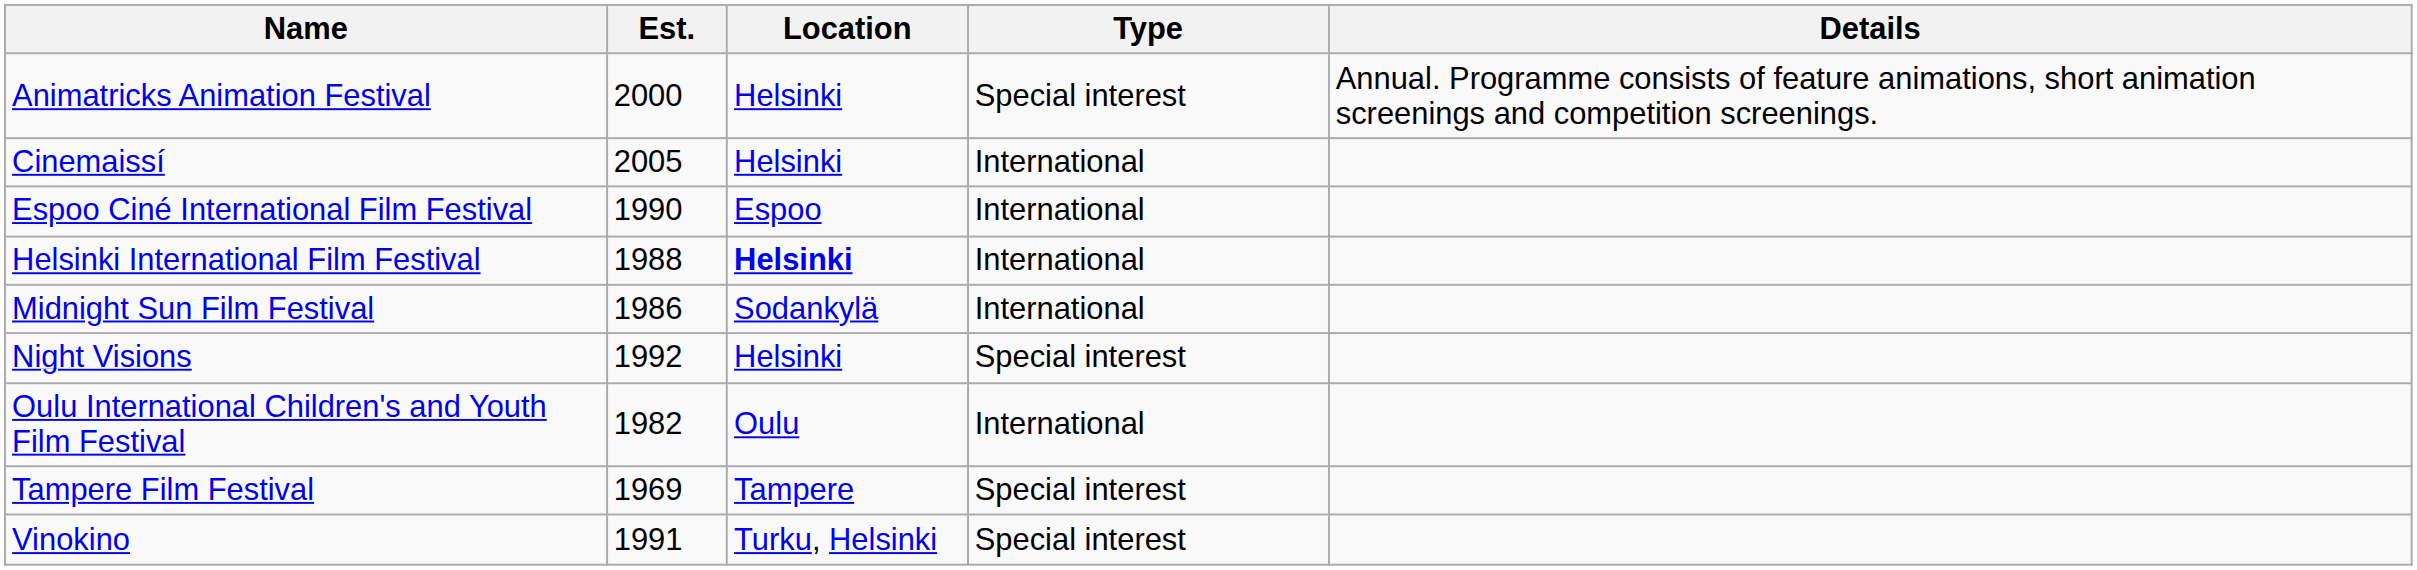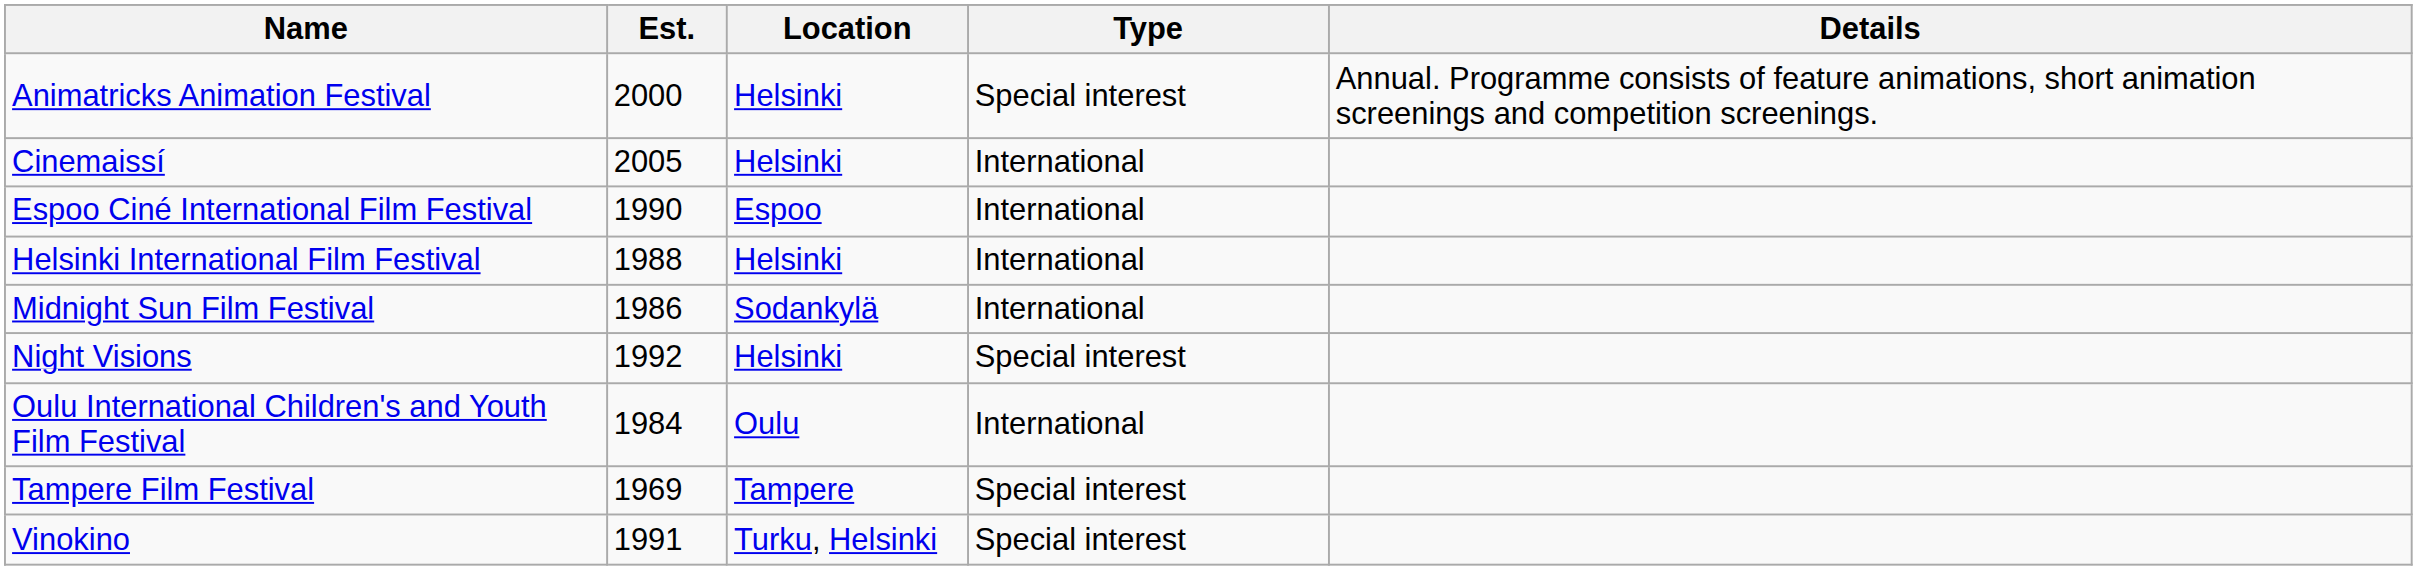(793, 259) bold -> (788, 259) normal
(648, 423) 1982 -> (648, 423) 1984
